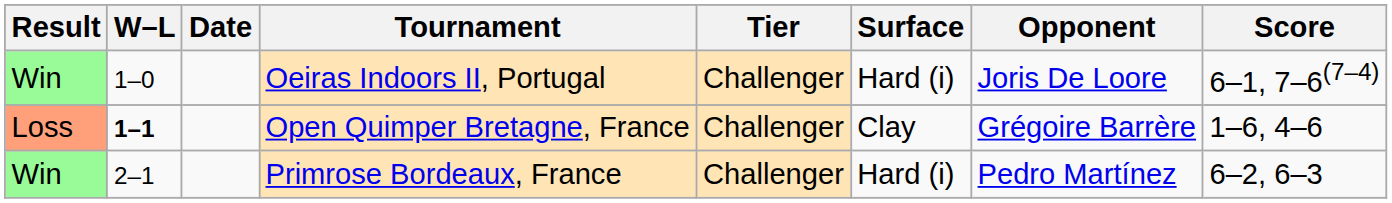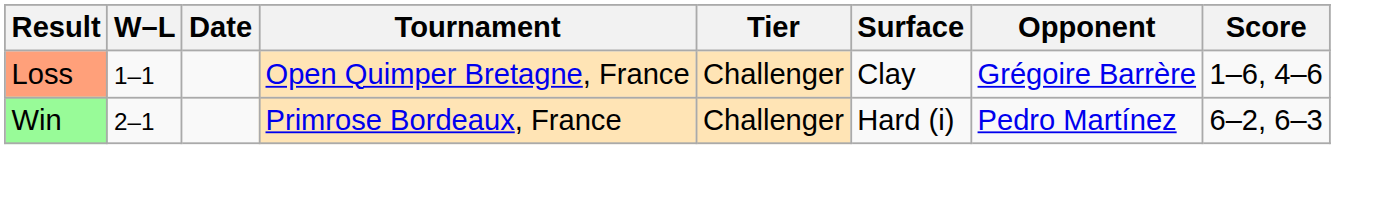- row: (435, 77)
(134, 127) bold -> (134, 75) normal
